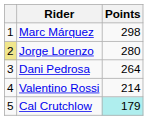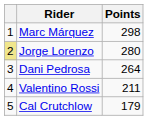(131, 88) 214 -> (131, 88) 211
(131, 106) paleturquoise background -> (131, 106) no background
